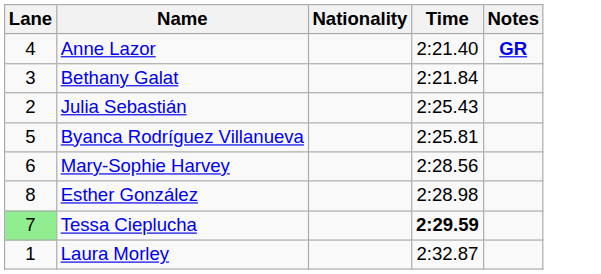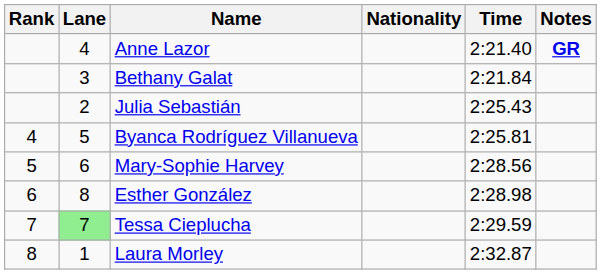+ column: (32, 19)
(447, 225) bold -> (501, 225) normal
